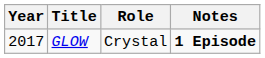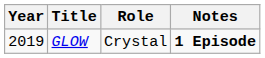(26, 41) 2017 -> (26, 41) 2019
